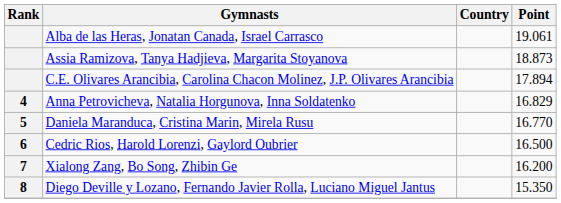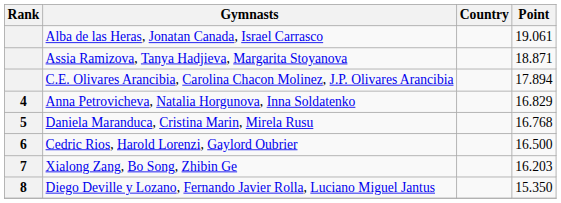(534, 58) 18.873 -> (534, 58) 18.871
(534, 123) 16.770 -> (534, 123) 16.768
(534, 166) 16.200 -> (534, 166) 16.203
